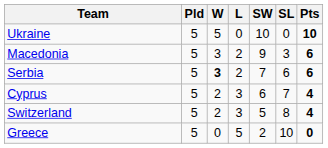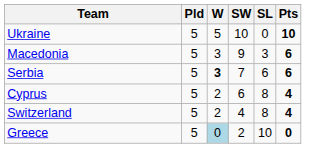- column: (239, 14)
(286, 93) 7 -> (265, 93) 8
(263, 113) 5 -> (241, 113) 4
(218, 133) no background -> (218, 133) lightblue background
